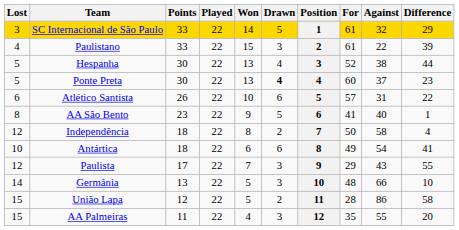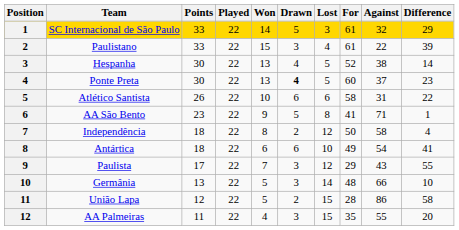columns swapped: (319, 13) <-> (17, 13)
(428, 64) 44 -> (428, 64) 14
(350, 98) 57 -> (350, 98) 58
(381, 115) 40 -> (381, 115) 71
